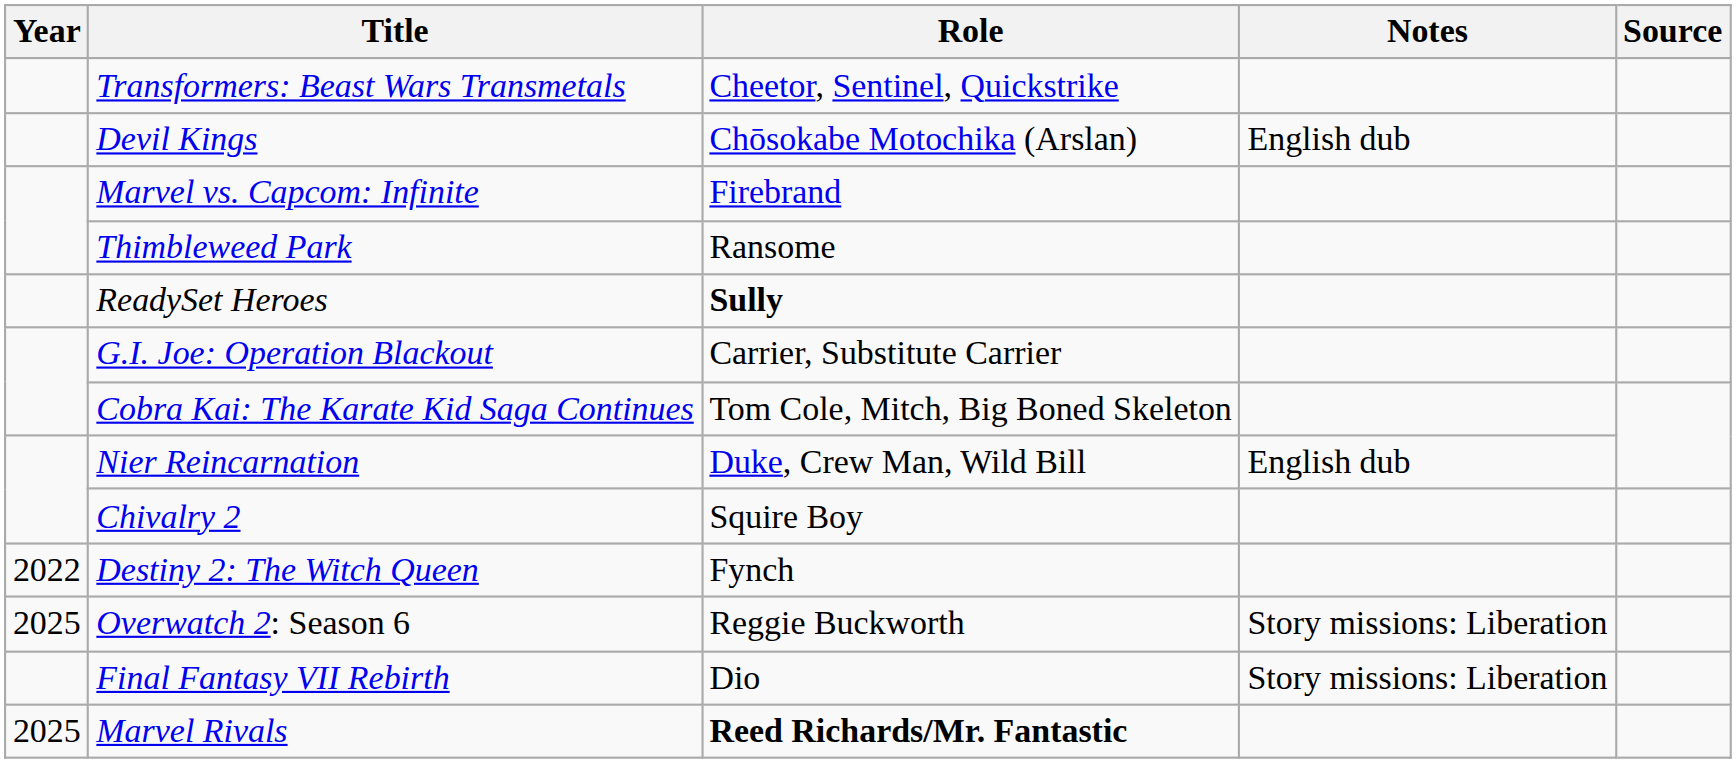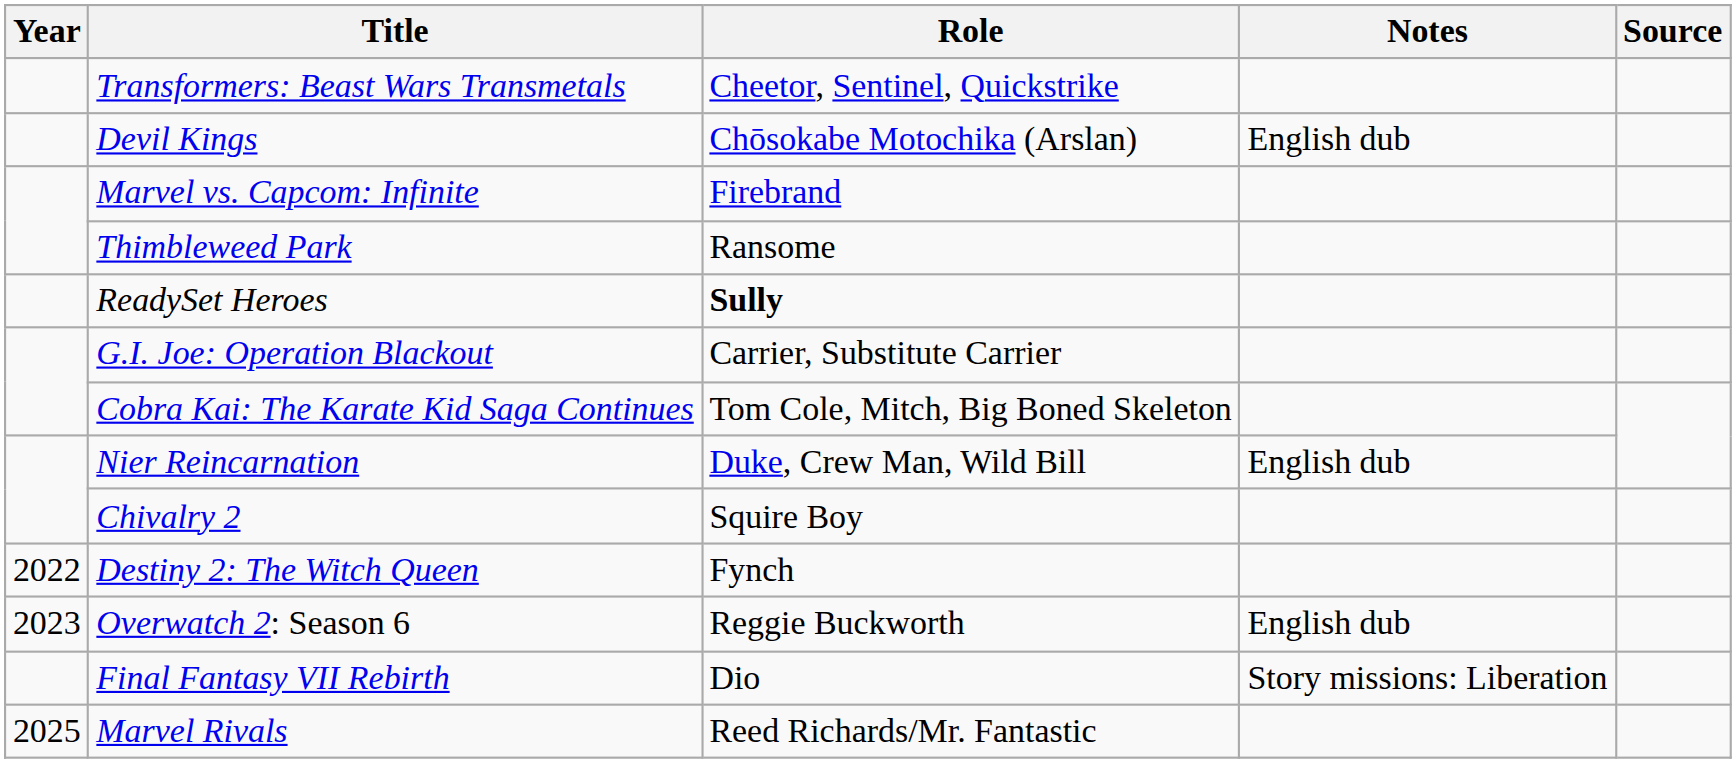(47, 623) 2025 -> (47, 623) 2023
(1427, 623) Story missions: Liberation -> (1329, 623) English dub
(918, 730) bold -> (903, 730) normal
